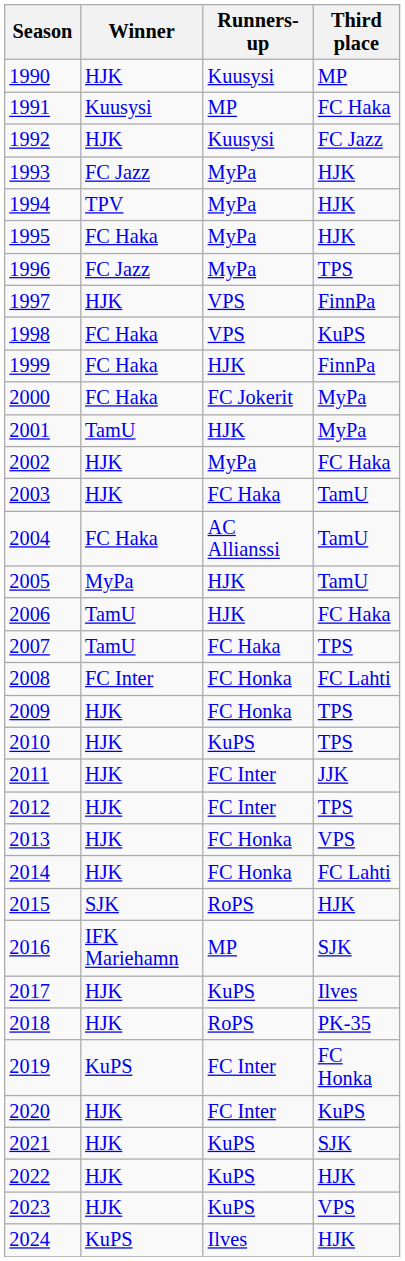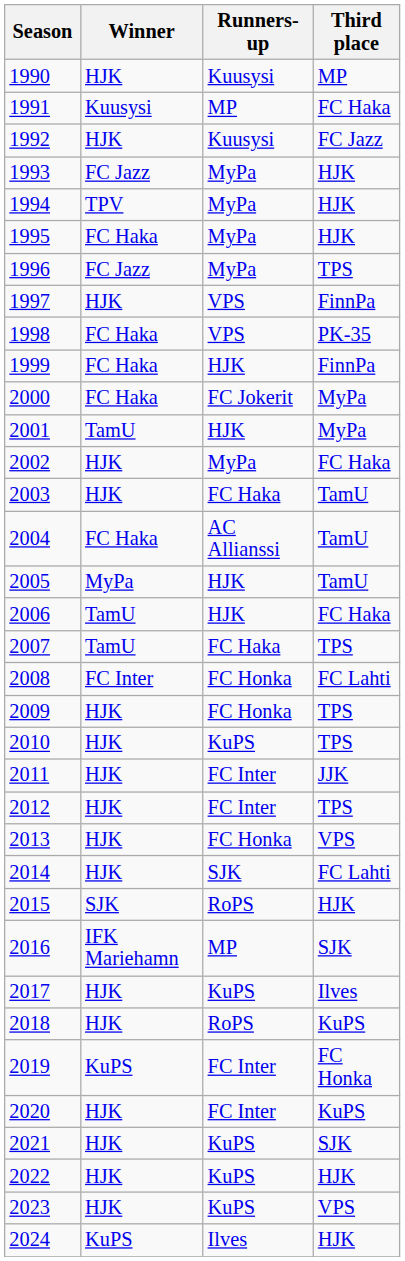(342, 333) KuPS -> (344, 333) PK-35
(250, 871) FC Honka -> (225, 871) SJK
(344, 1023) PK-35 -> (342, 1023) KuPS
